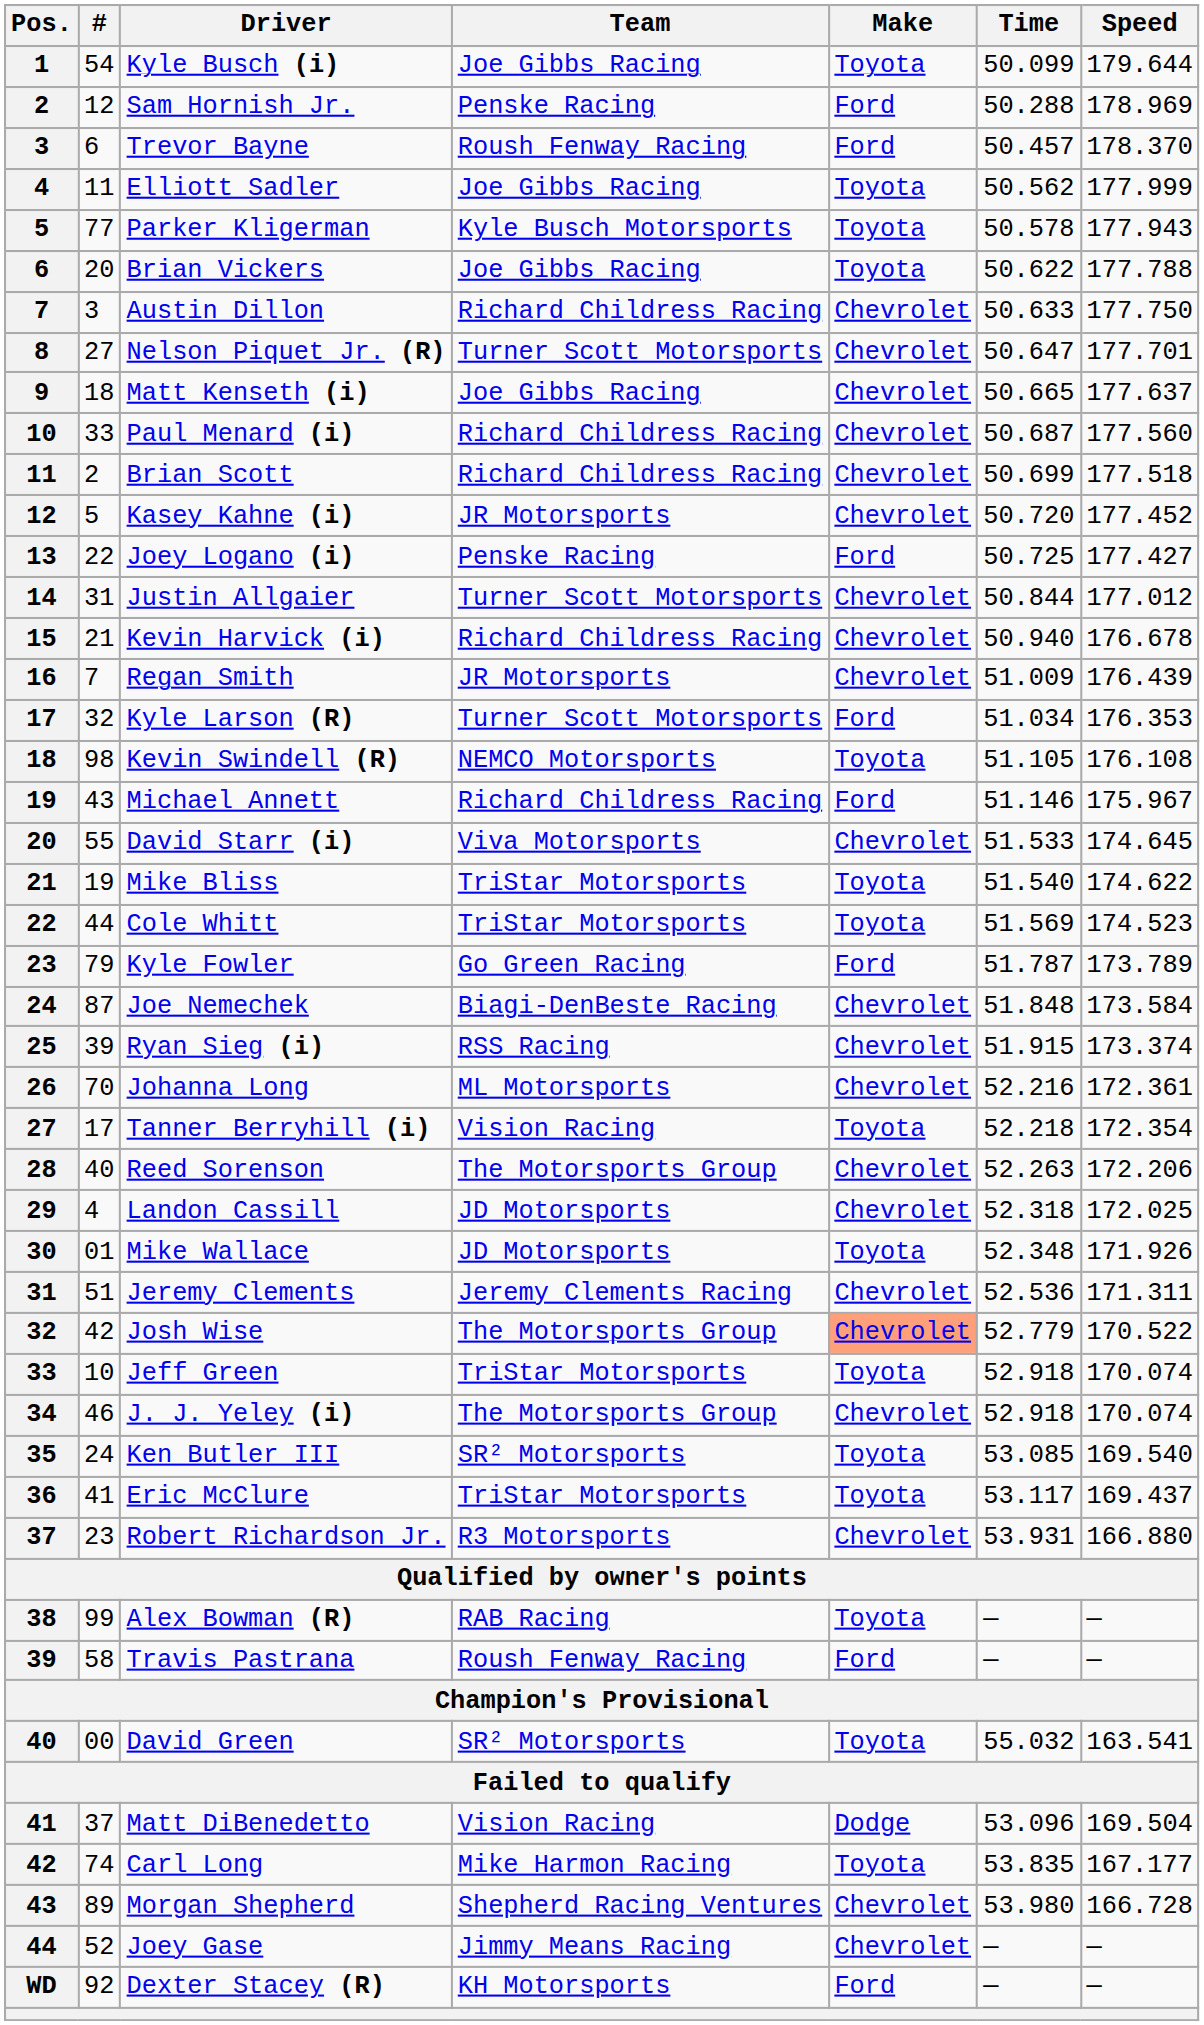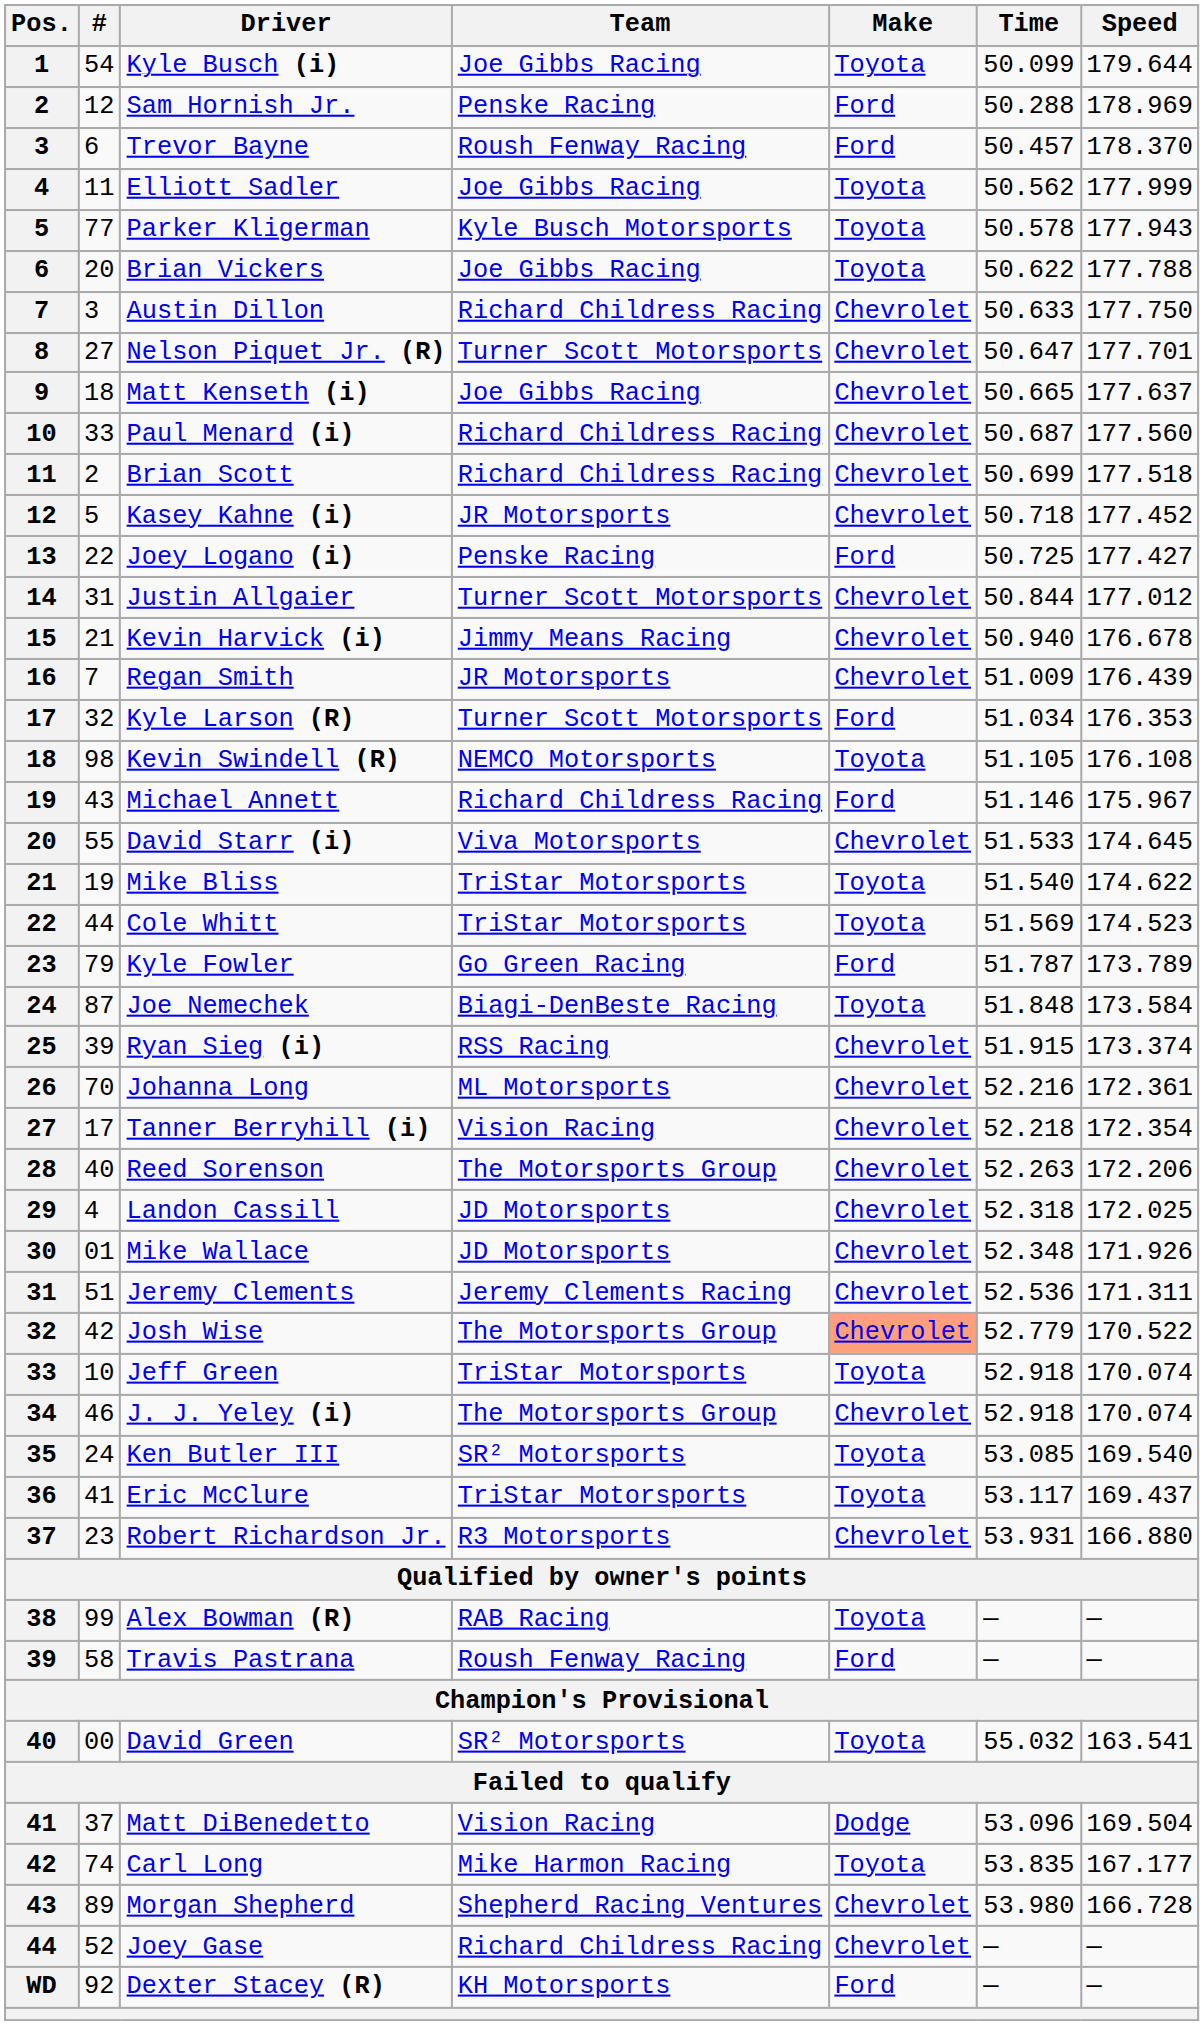(1029, 516) 50.720 -> (1029, 516) 50.718
(640, 639) Richard Childress Racing -> (594, 639) Jimmy Means Racing
(903, 1007) Chevrolet -> (880, 1007) Toyota
(880, 1129) Toyota -> (903, 1129) Chevrolet
(880, 1252) Toyota -> (903, 1252) Chevrolet
(594, 1947) Jimmy Means Racing -> (640, 1947) Richard Childress Racing
